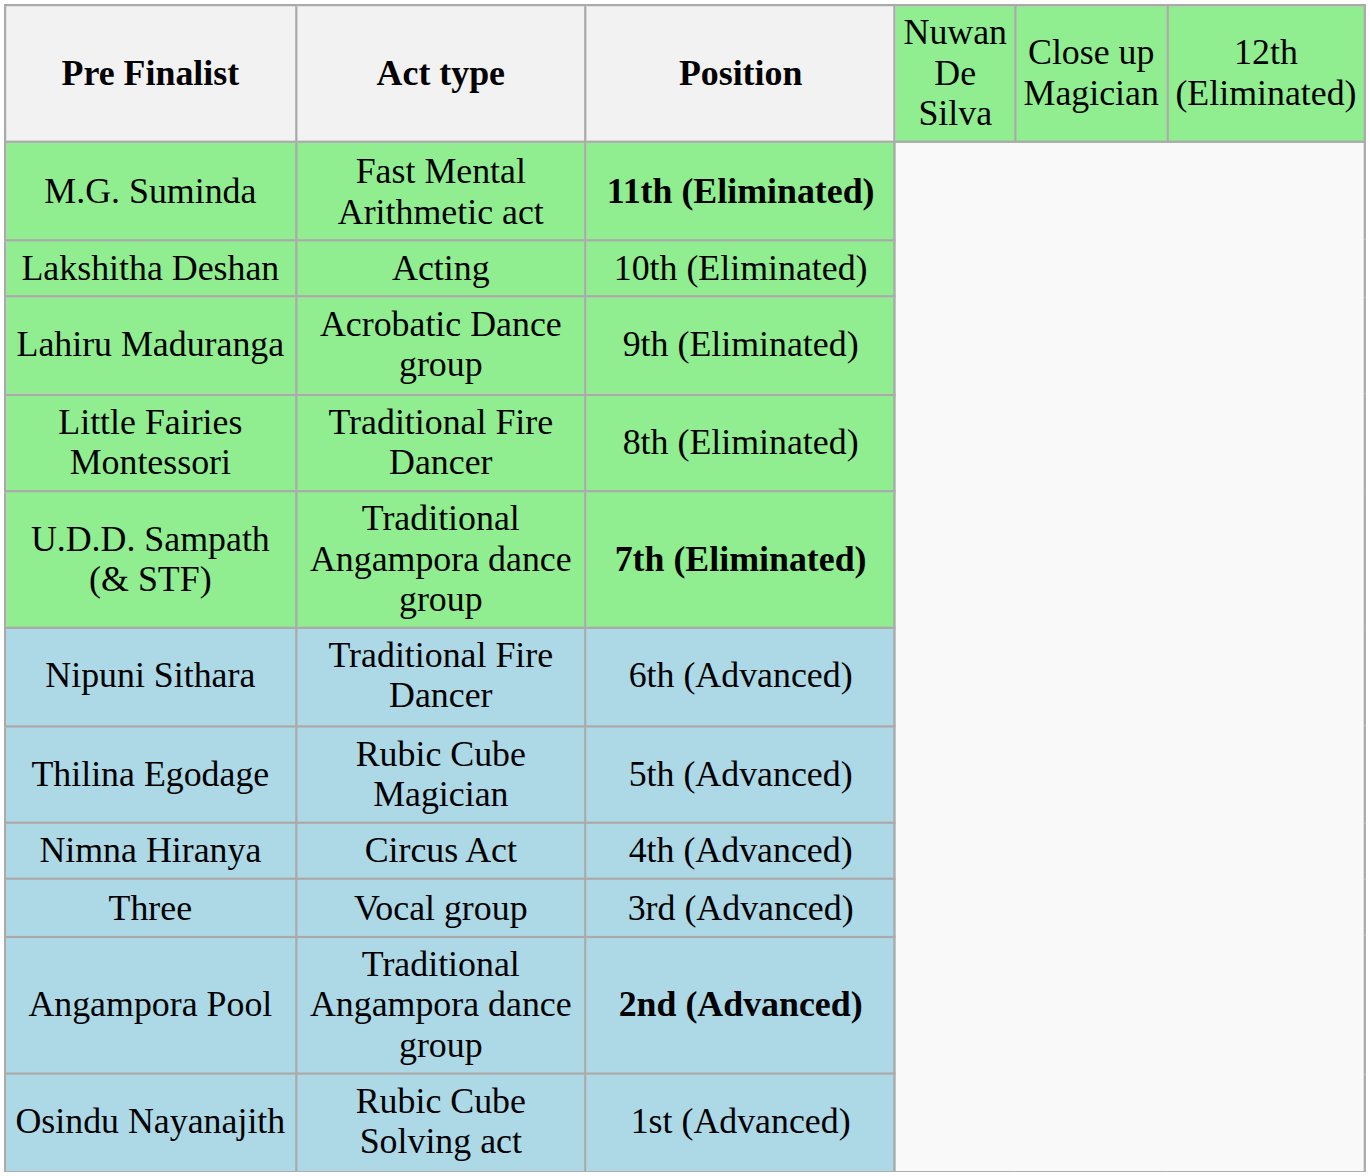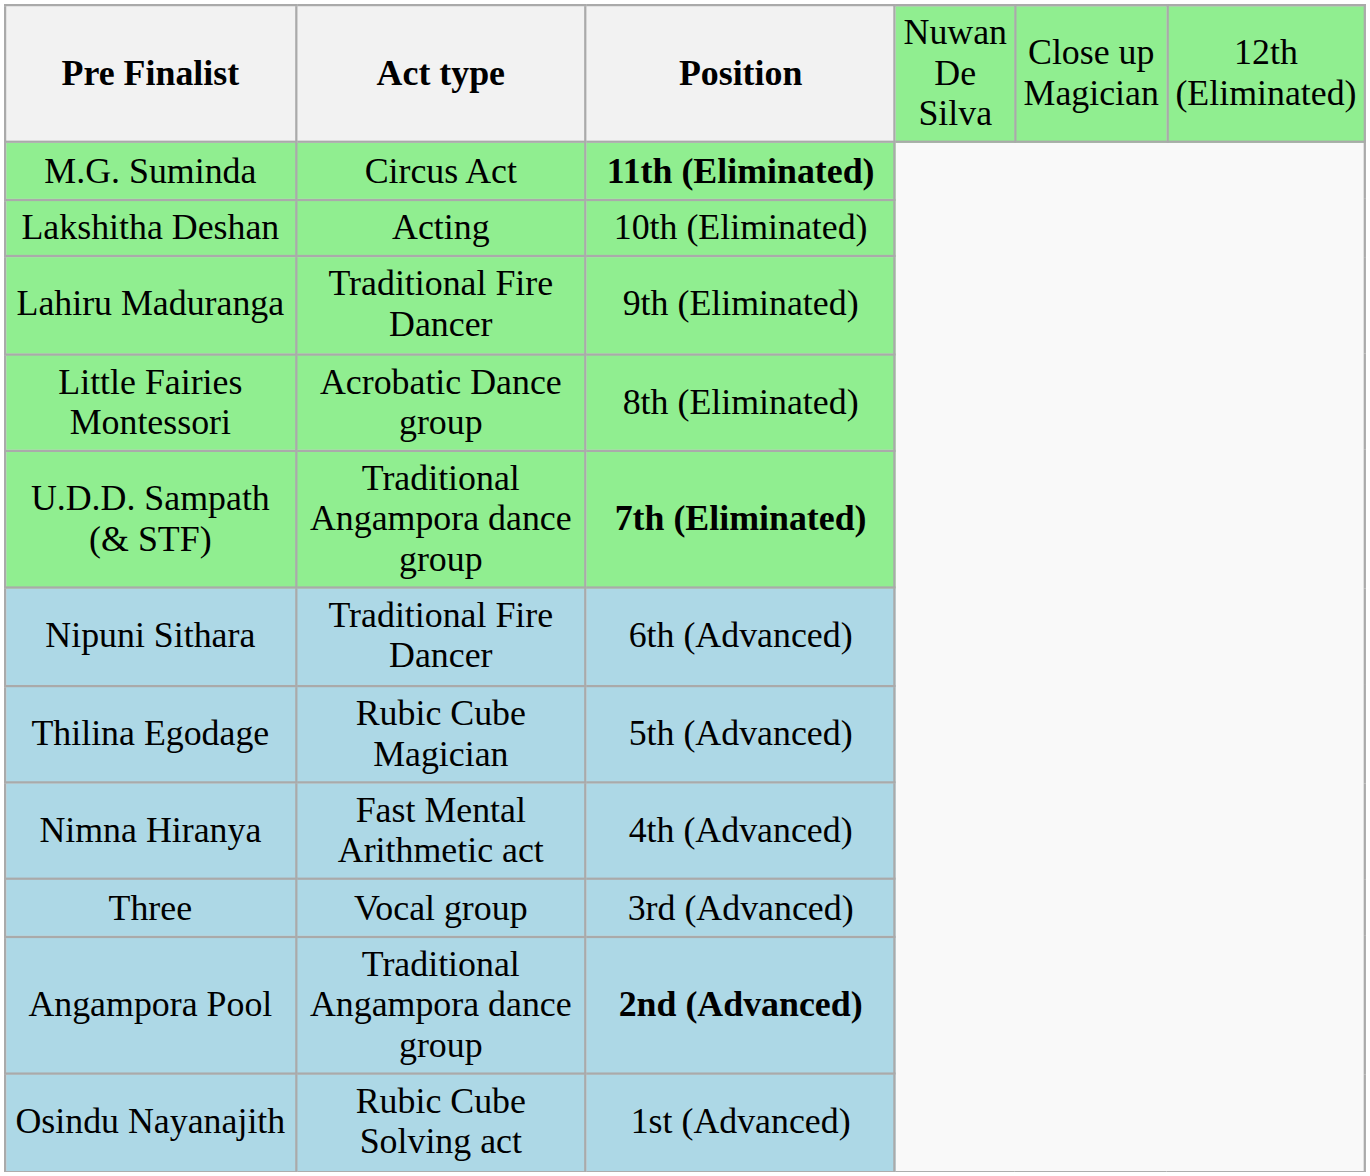(441, 190) Fast Mental Arithmetic act -> (441, 170) Circus Act
(441, 344) Acrobatic Dance group -> (441, 304) Traditional Fire Dancer
(441, 441) Traditional Fire Dancer -> (441, 401) Acrobatic Dance group
(441, 850) Circus Act -> (441, 830) Fast Mental Arithmetic act
